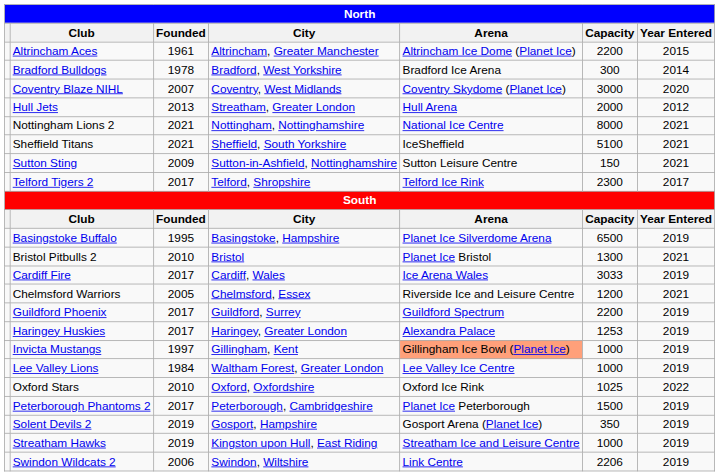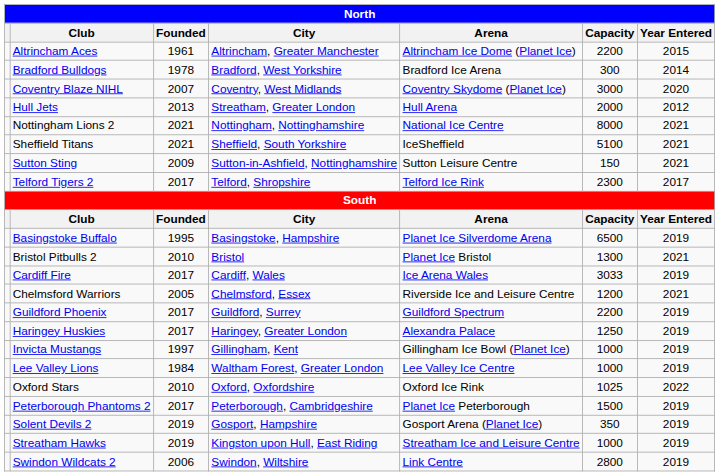(610, 331) 1253 -> (610, 331) 1250
(486, 350) lightsalmon background -> (486, 350) no background
(610, 462) 2206 -> (610, 462) 2800
